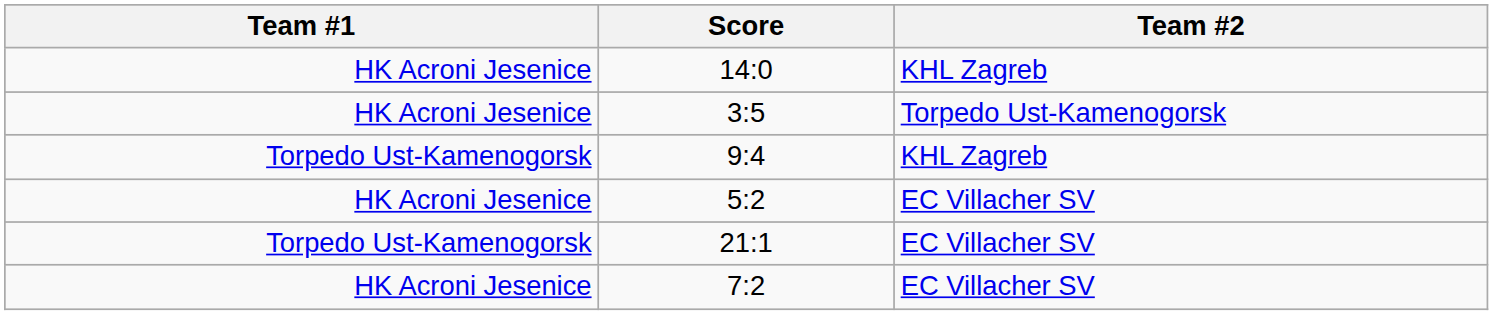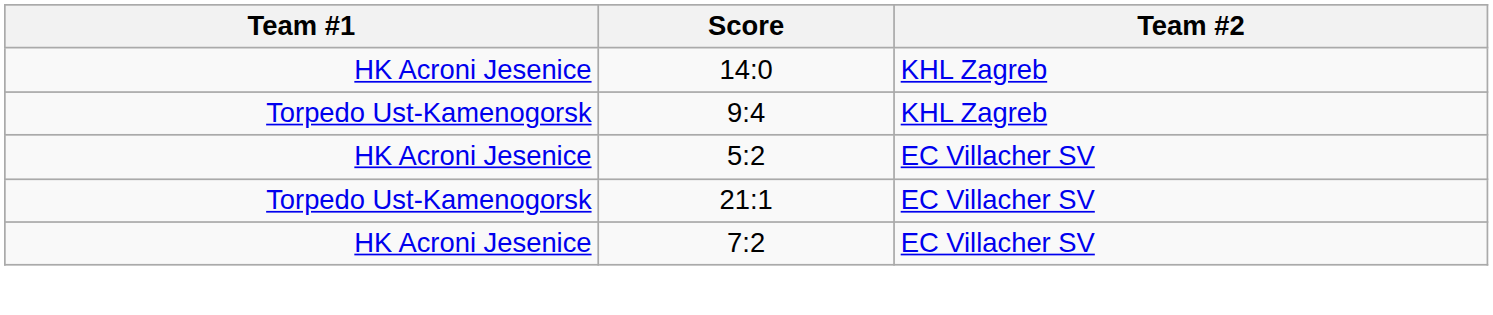- row: (746, 112)
